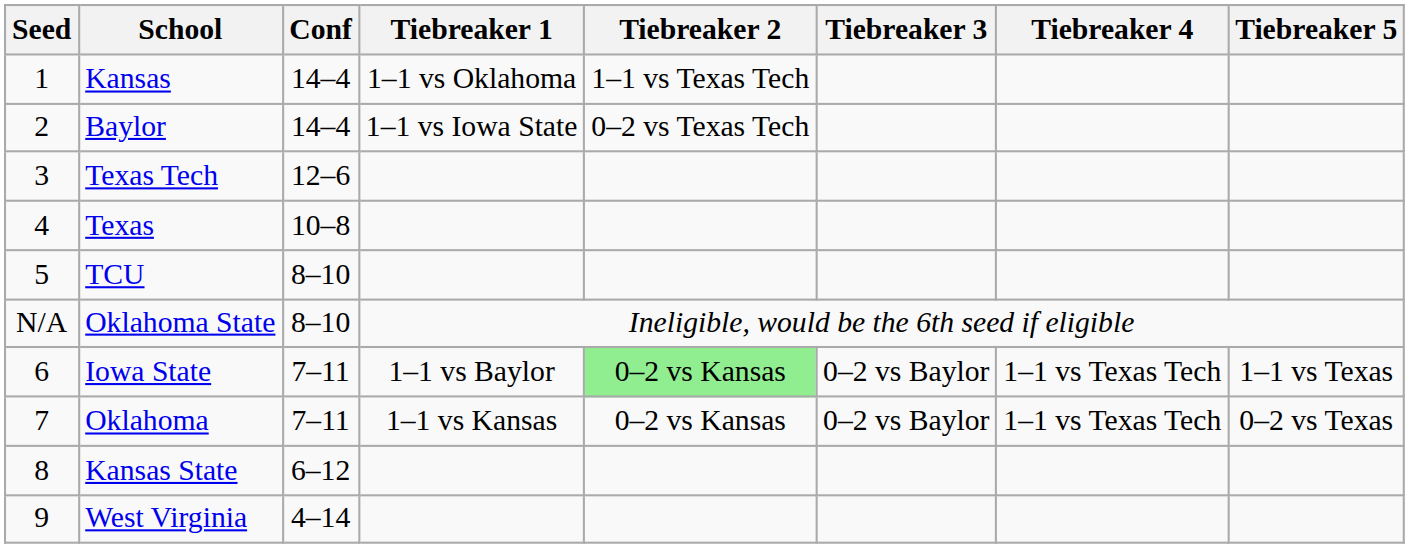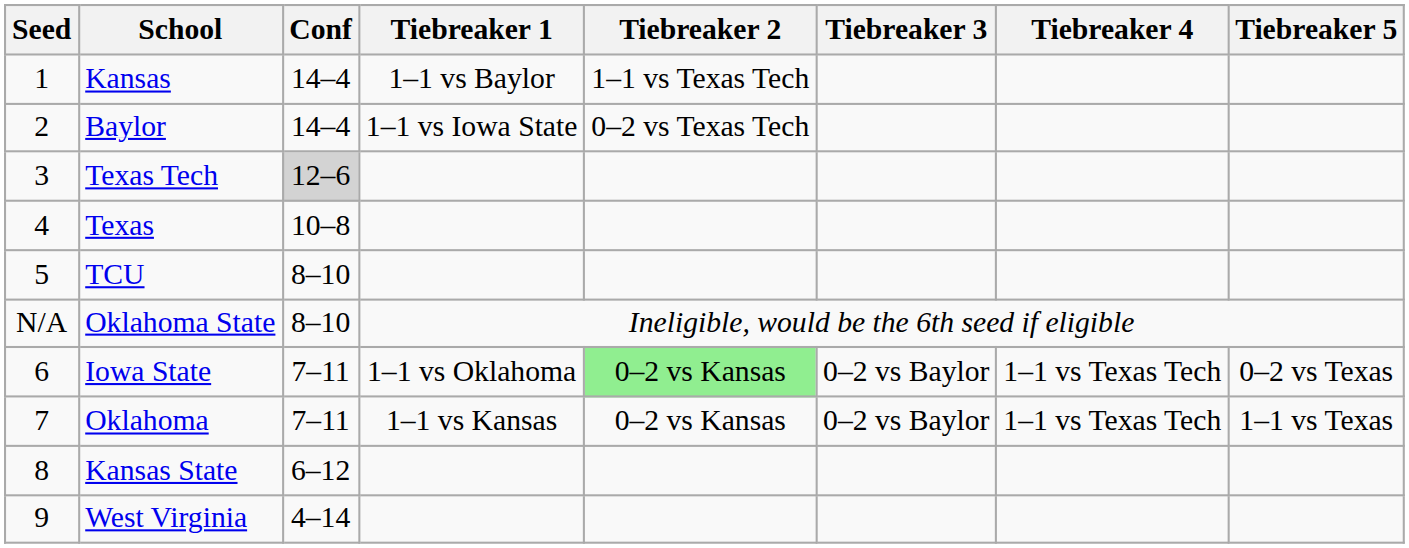(472, 78) 1–1 vs Oklahoma -> (472, 78) 1–1 vs Baylor
(321, 176) no background -> (321, 176) lightgrey background
(472, 371) 1–1 vs Baylor -> (472, 371) 1–1 vs Oklahoma
(1316, 371) 1–1 vs Texas -> (1316, 371) 0–2 vs Texas
(1316, 420) 0–2 vs Texas -> (1316, 420) 1–1 vs Texas
